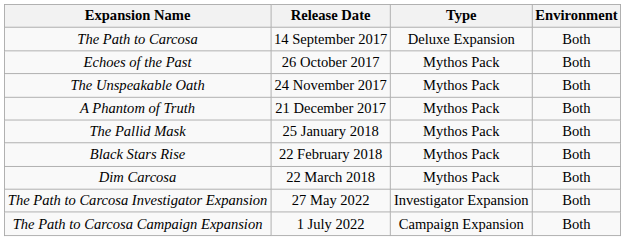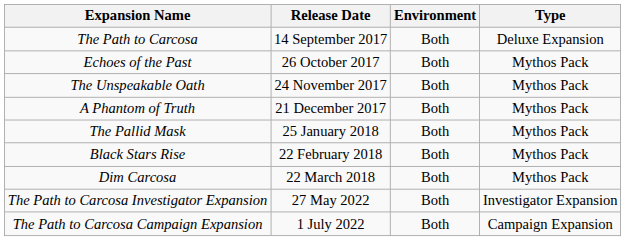columns swapped: (461, 16) <-> (576, 16)
